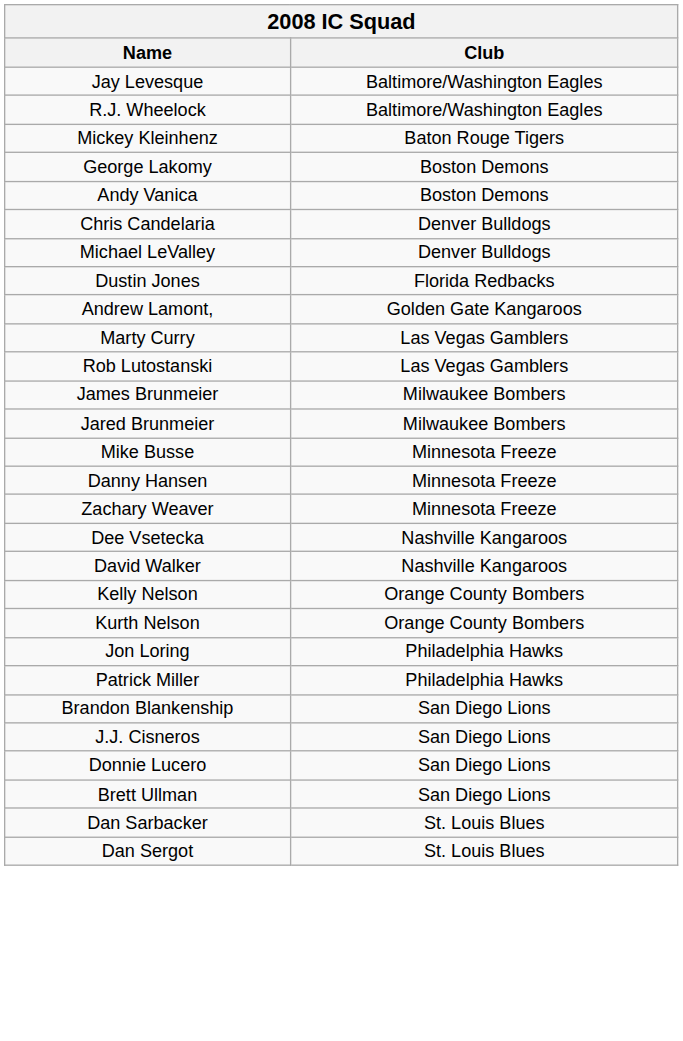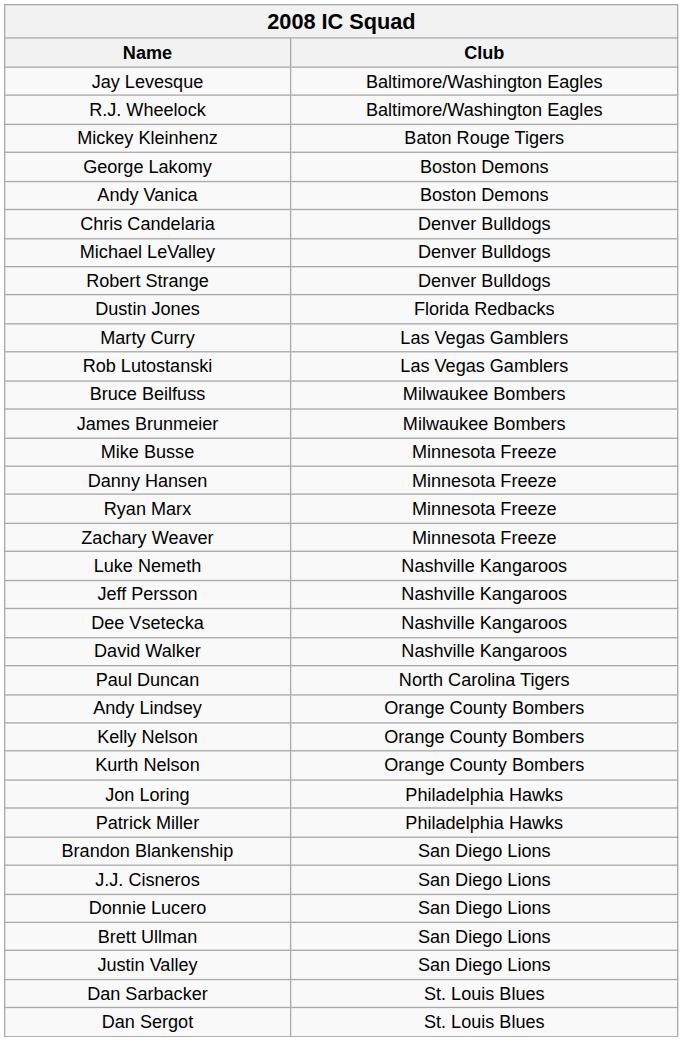+ row: (147, 280)
- row: (147, 309)
+ row: (147, 394)
- row: (147, 423)
+ row: (147, 509)
+ row: (147, 566)
+ row: (147, 594)
+ row: (147, 680)
+ row: (147, 708)
+ row: (147, 965)
